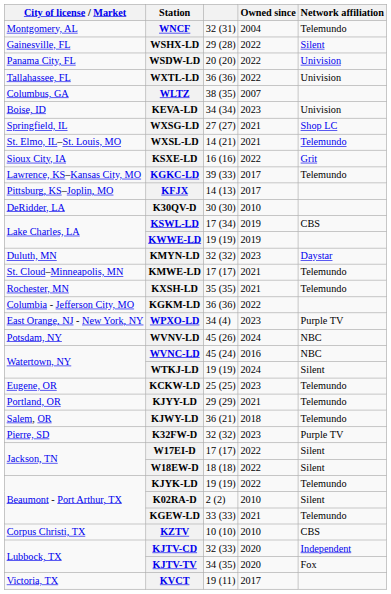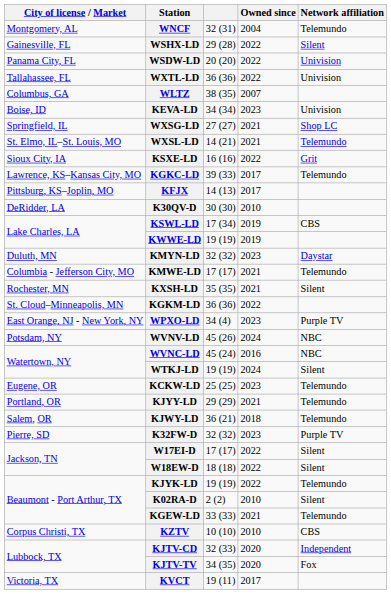(65, 272) St. Cloud–Minneapolis, MN -> (70, 272) Columbia - Jefferson City, MO
(324, 288) Telemundo -> (313, 288) Silent
(70, 304) Columbia - Jefferson City, MO -> (65, 304) St. Cloud–Minneapolis, MN
